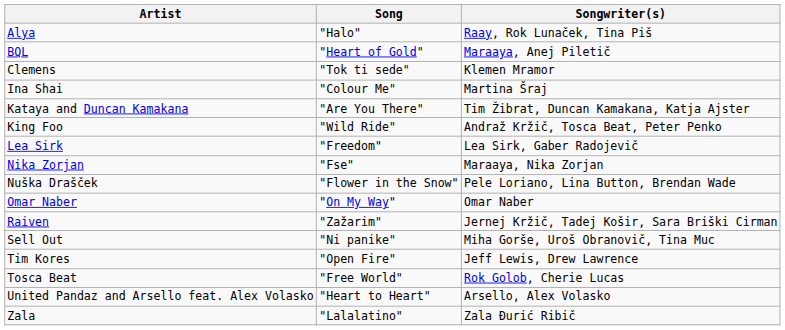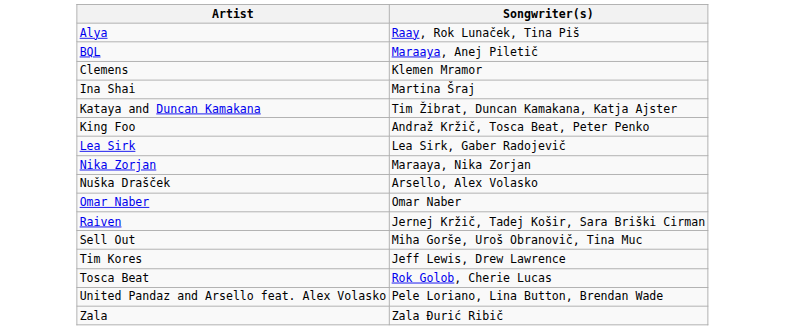- column: (389, 14)
(600, 184) Pele Loriano, Lina Button, Brendan Wade -> (465, 184) Arsello, Alex Volasko
(537, 297) Arsello, Alex Volasko -> (527, 297) Pele Loriano, Lina Button, Brendan Wade
